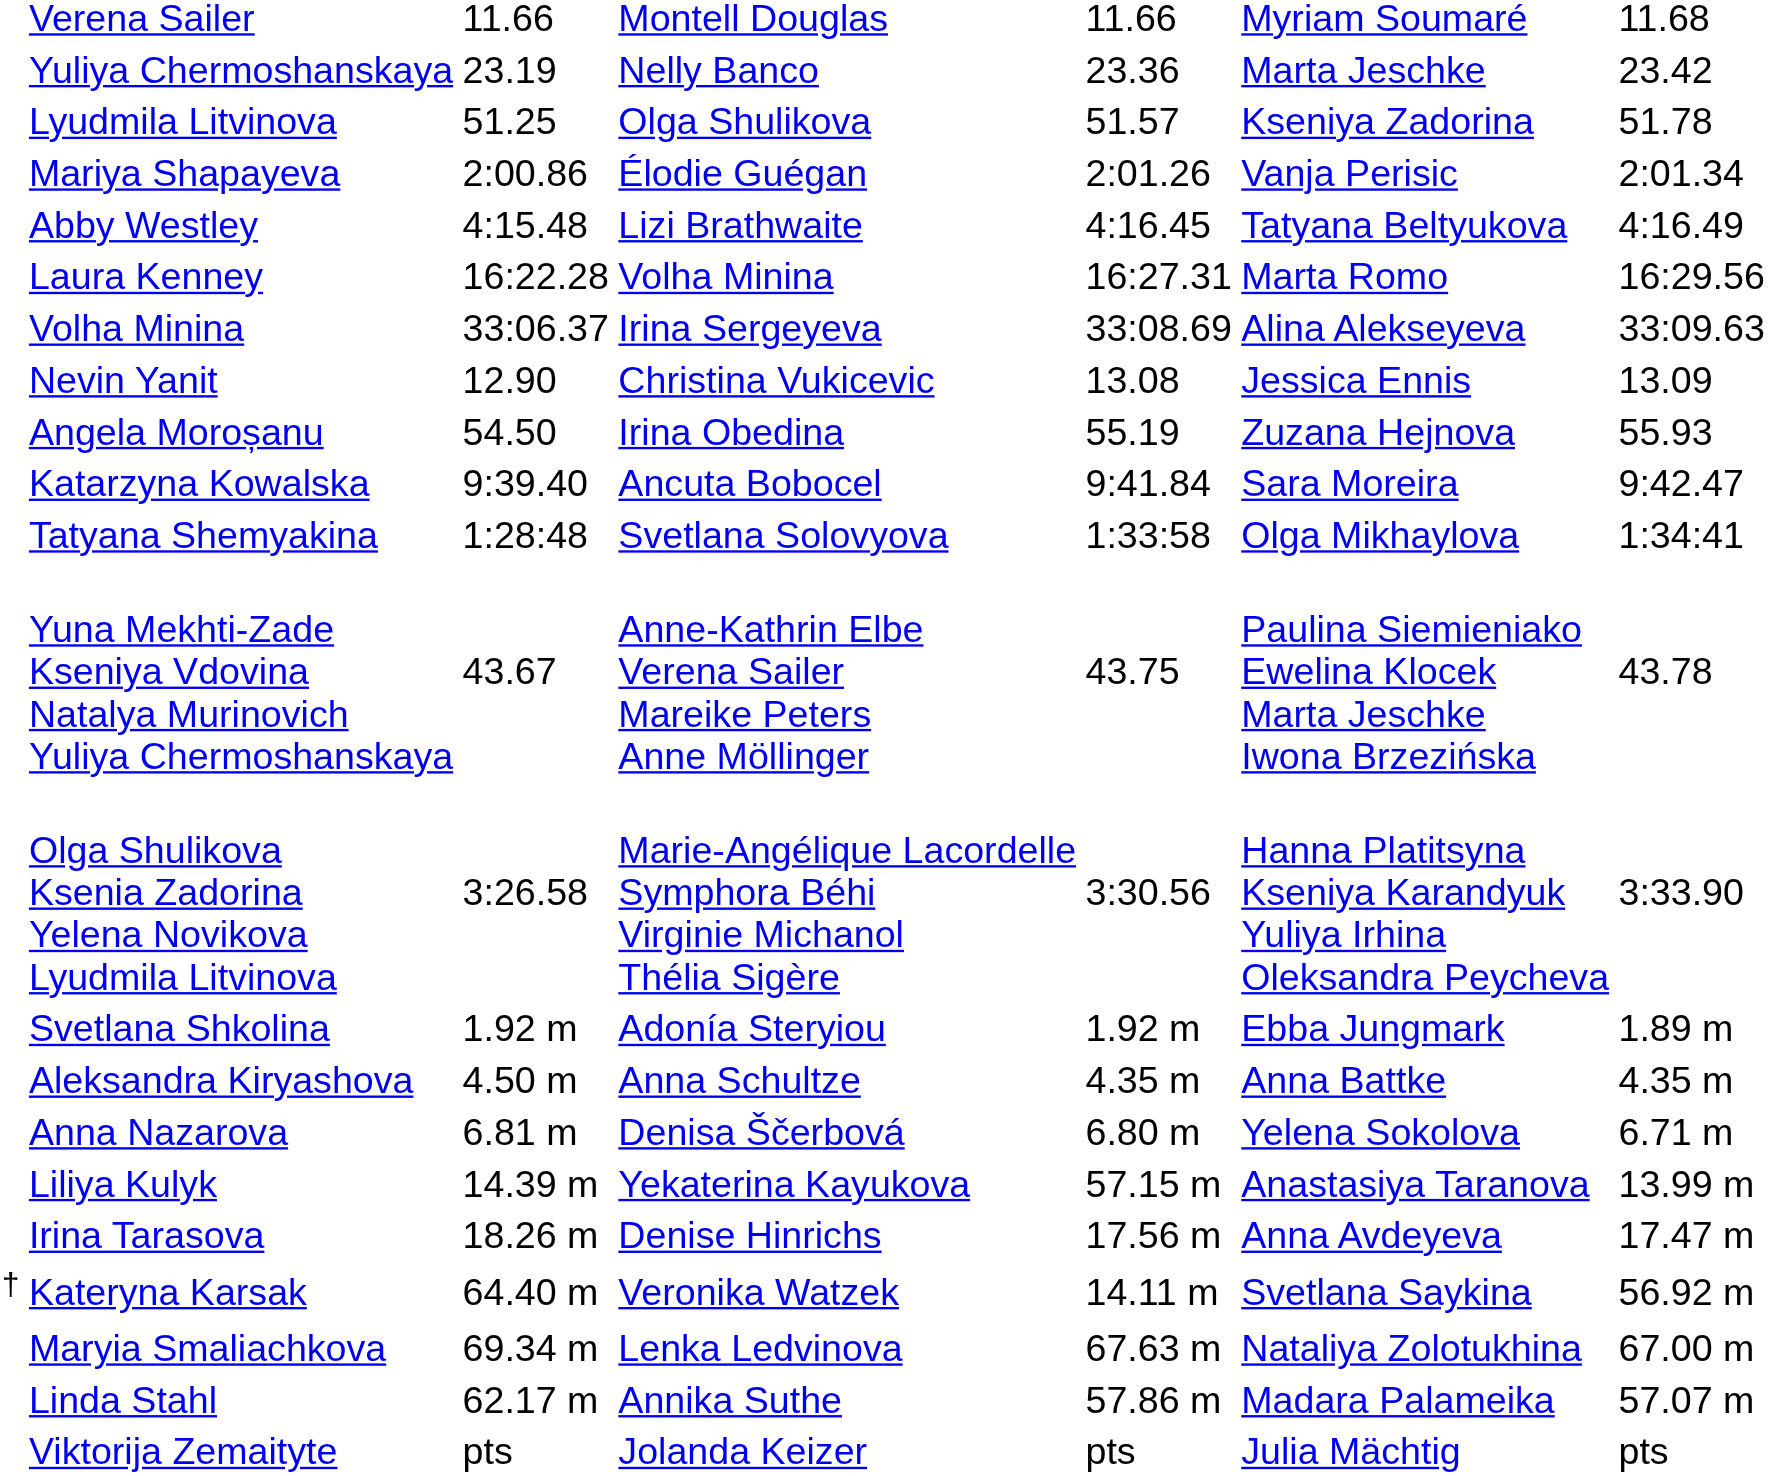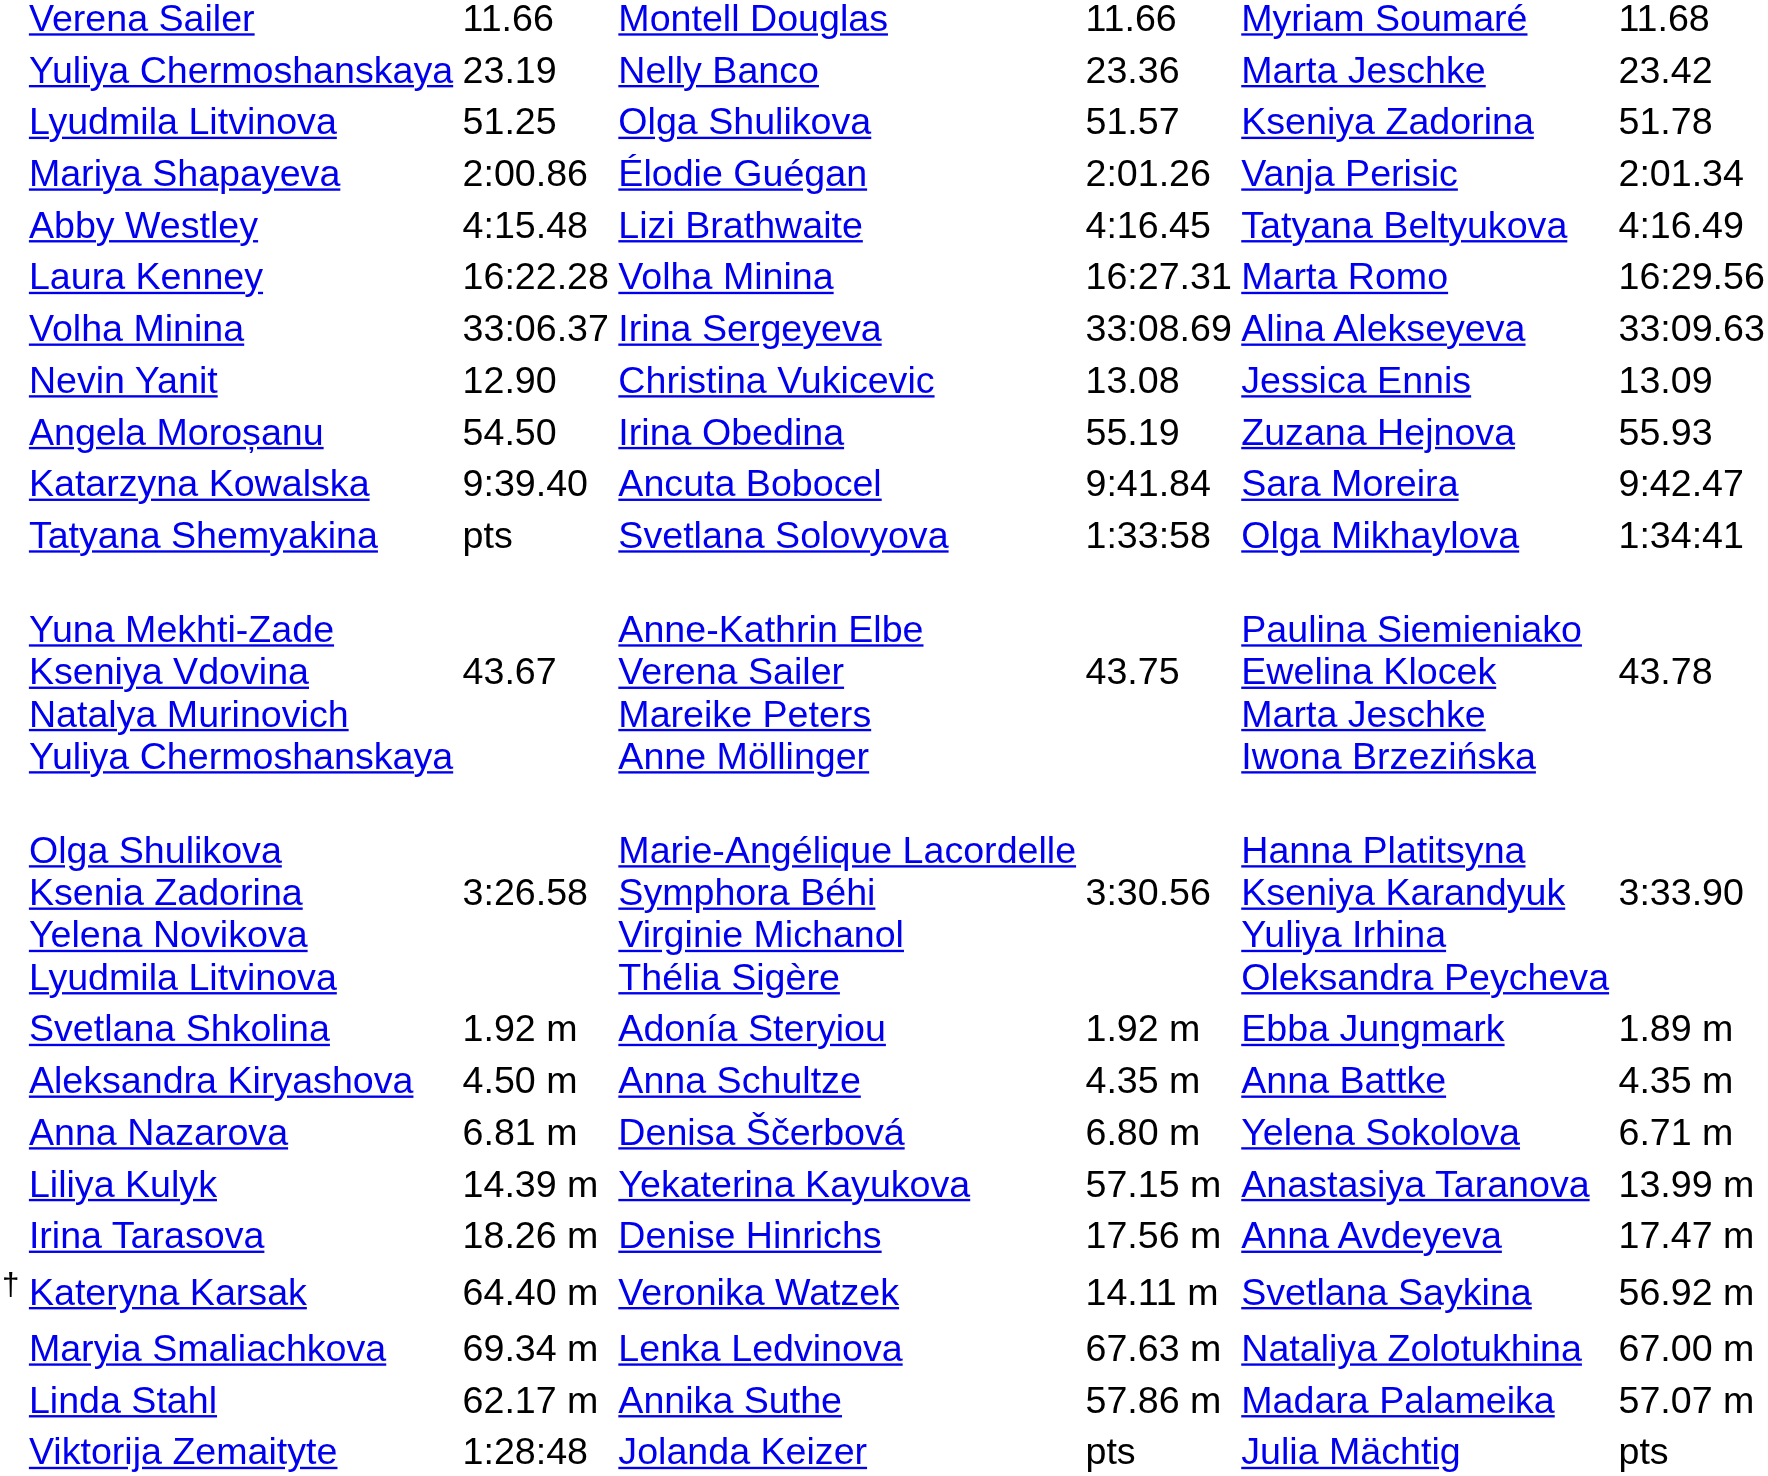(525, 535) 1:28:48 -> (488, 535) pts
(488, 1452) pts -> (525, 1452) 1:28:48
